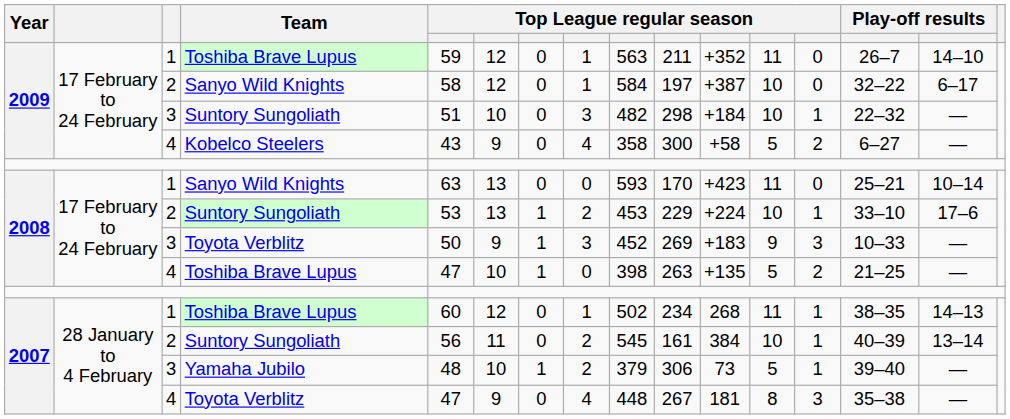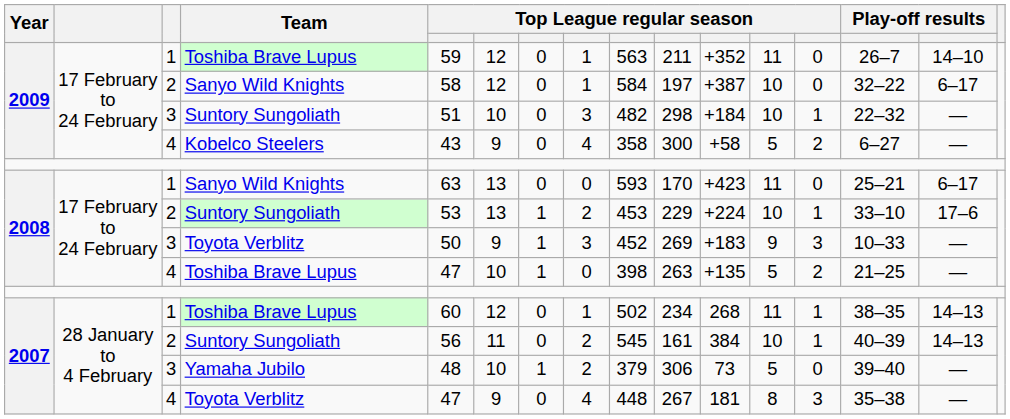(958, 184) 10–14 -> (958, 184) 6–17
(958, 340) 13–14 -> (958, 340) 14–13
(818, 370) 1 -> (818, 370) 0
